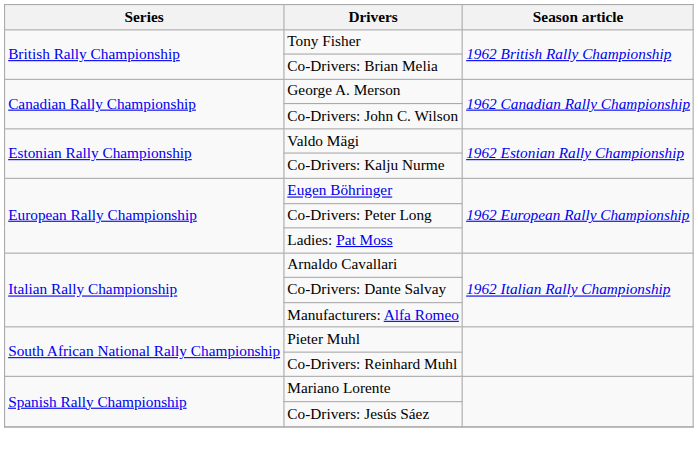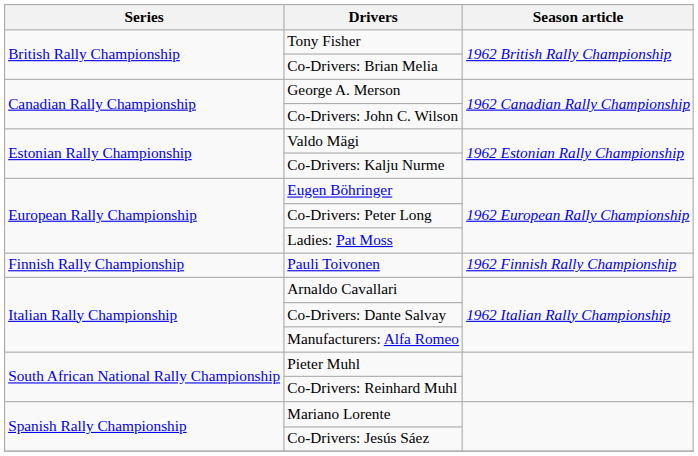+ row: (334, 265)
